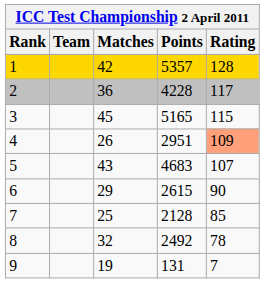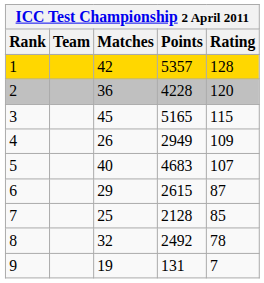(222, 91) 117 -> (222, 91) 120
(177, 141) 2951 -> (177, 141) 2949
(222, 141) lightsalmon background -> (222, 141) no background
(105, 166) 43 -> (105, 166) 40
(218, 191) 90 -> (218, 191) 87
